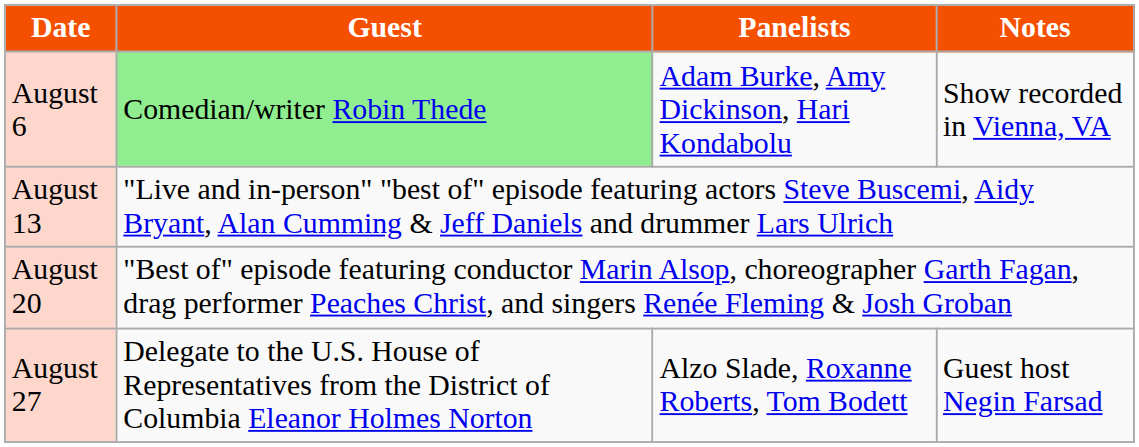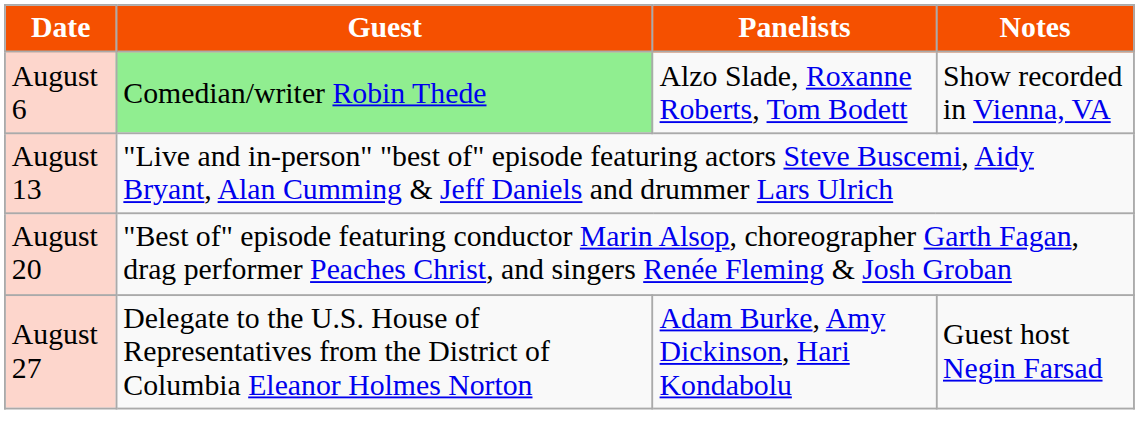(772, 108) Adam Burke, Amy Dickinson, Hari Kondabolu -> (786, 92) Alzo Slade, Roxanne Roberts, Tom Bodett
(786, 384) Alzo Slade, Roxanne Roberts, Tom Bodett -> (772, 350) Adam Burke, Amy Dickinson, Hari Kondabolu
